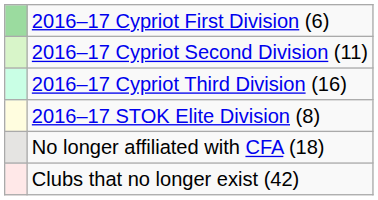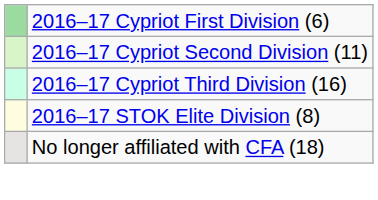- row: (166, 180)
